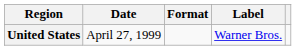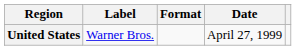columns swapped: (124, 14) <-> (248, 14)
